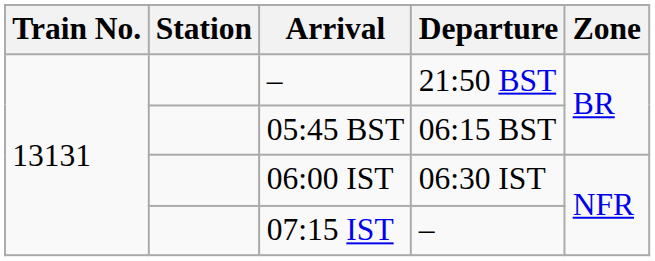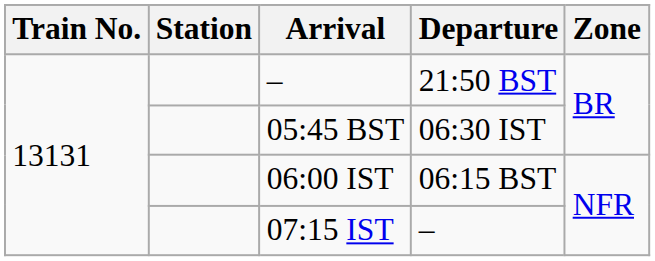(487, 129) 06:15 BST -> (482, 129) 06:30 IST
(482, 179) 06:30 IST -> (487, 179) 06:15 BST
